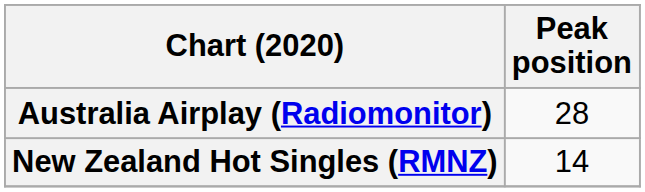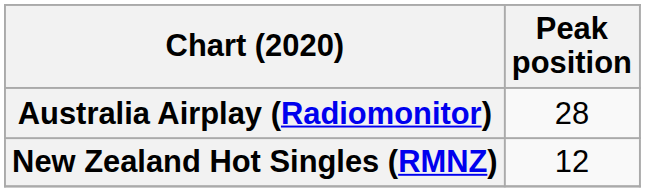(572, 161) 14 -> (572, 161) 12
